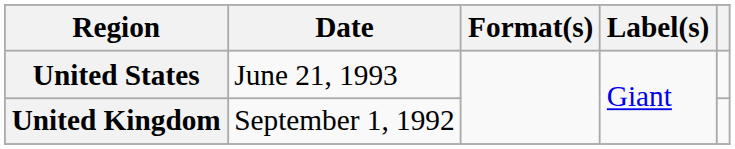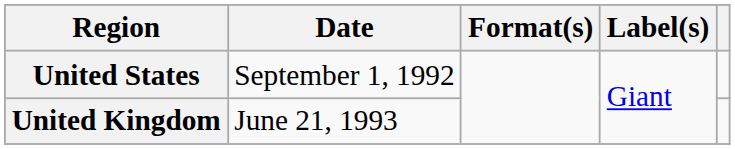(316, 74) June 21, 1993 -> (344, 74) September 1, 1992
(344, 120) September 1, 1992 -> (316, 120) June 21, 1993
